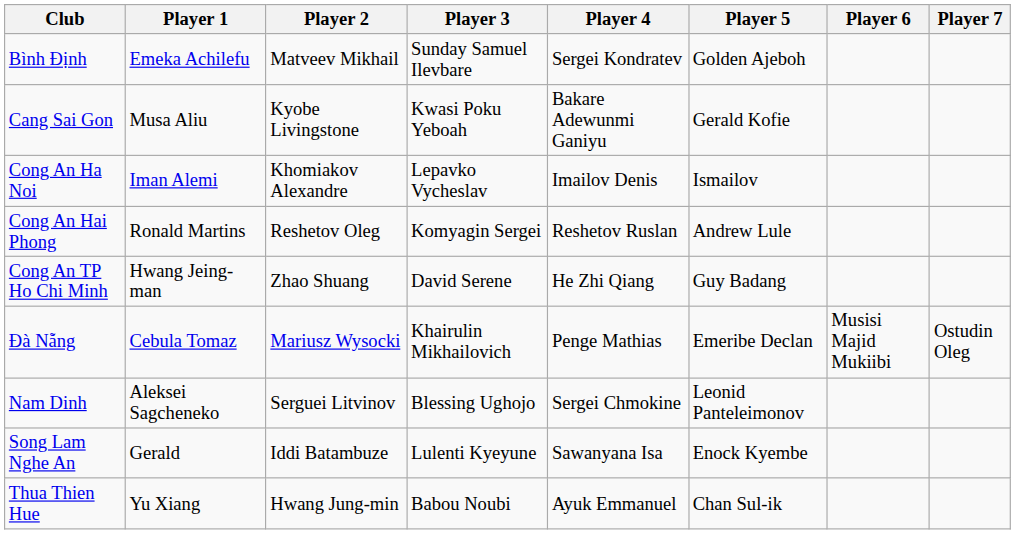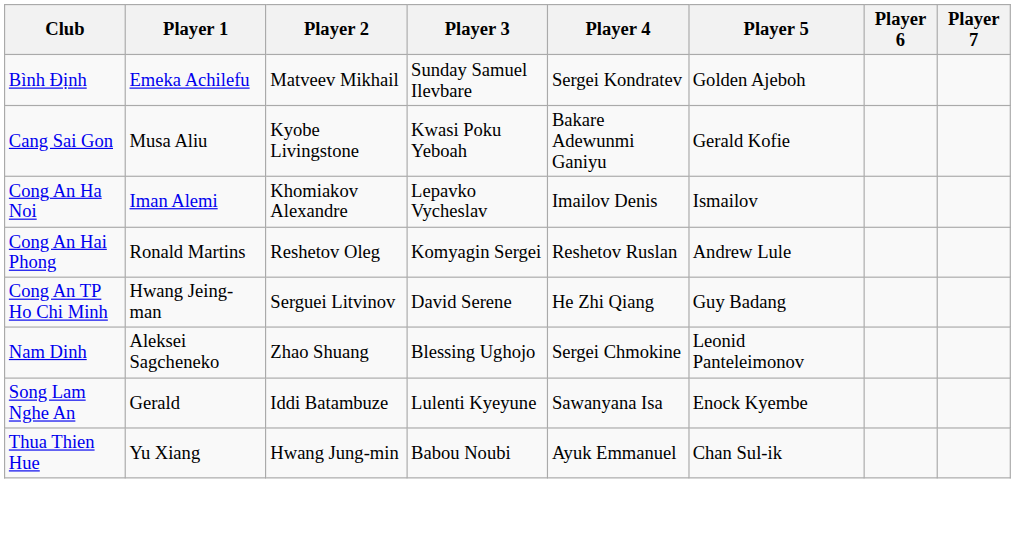(320, 281) Zhao Shuang -> (333, 302) Serguei Litvinov
- row: (42, 341)
(333, 402) Serguei Litvinov -> (320, 352) Zhao Shuang
